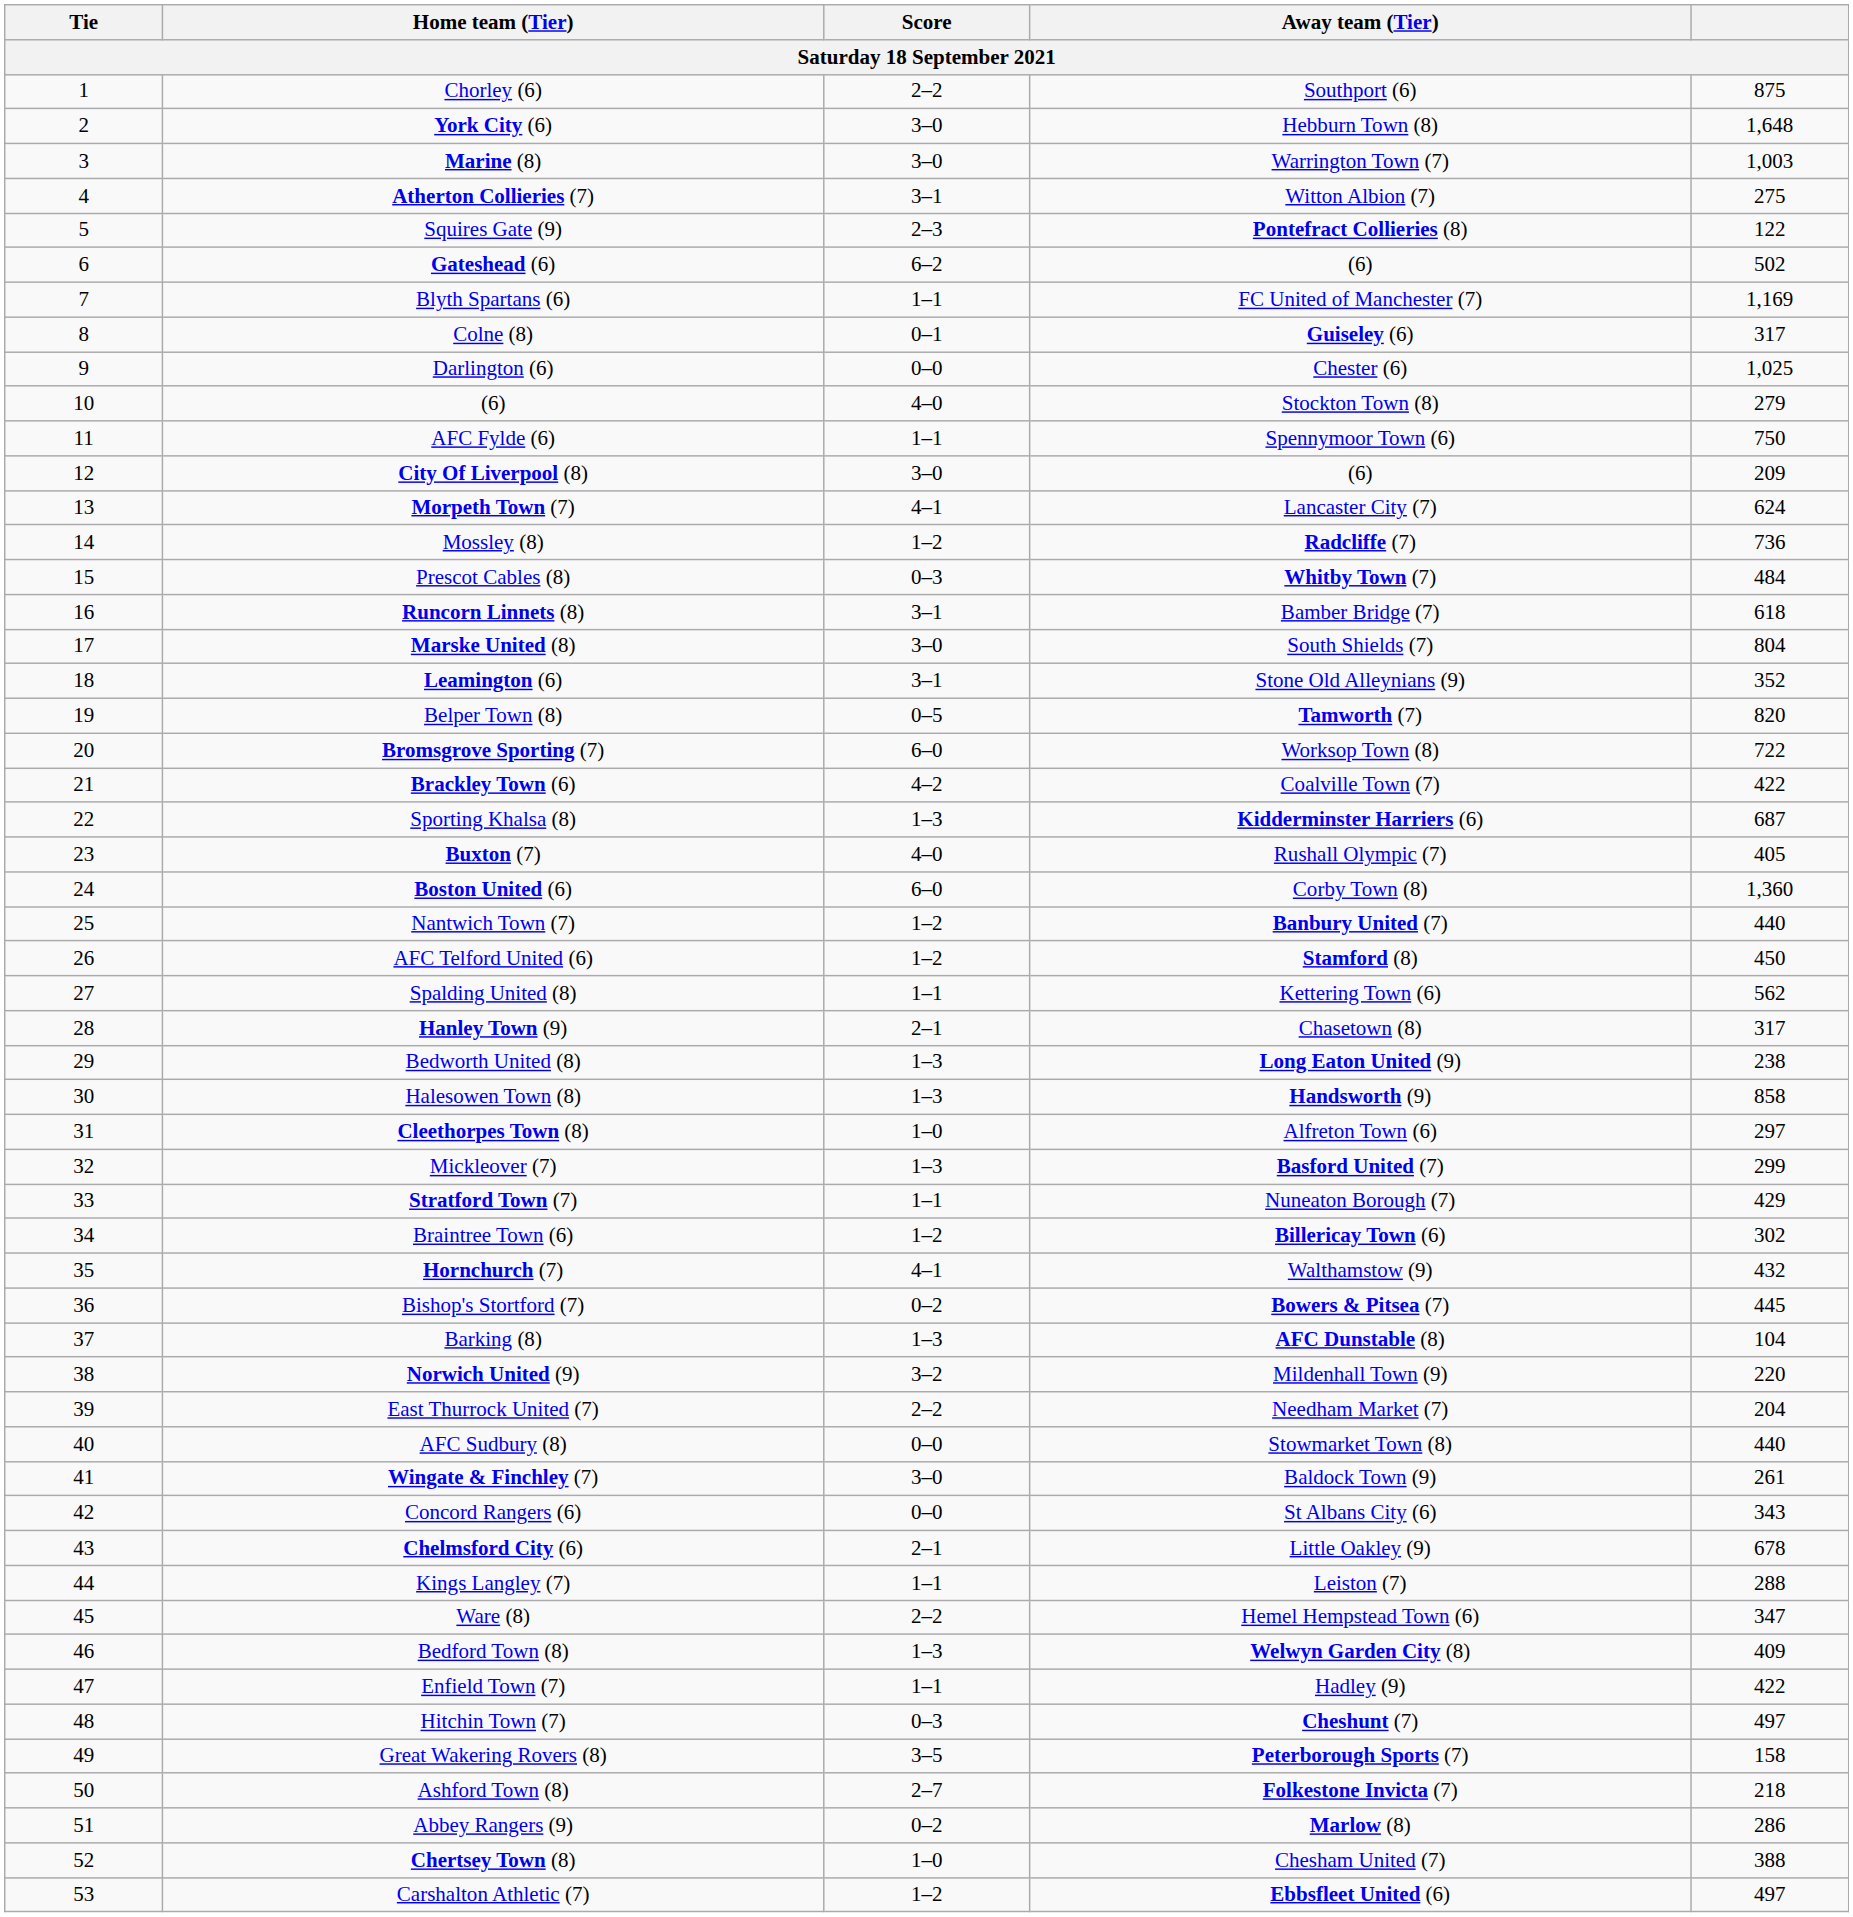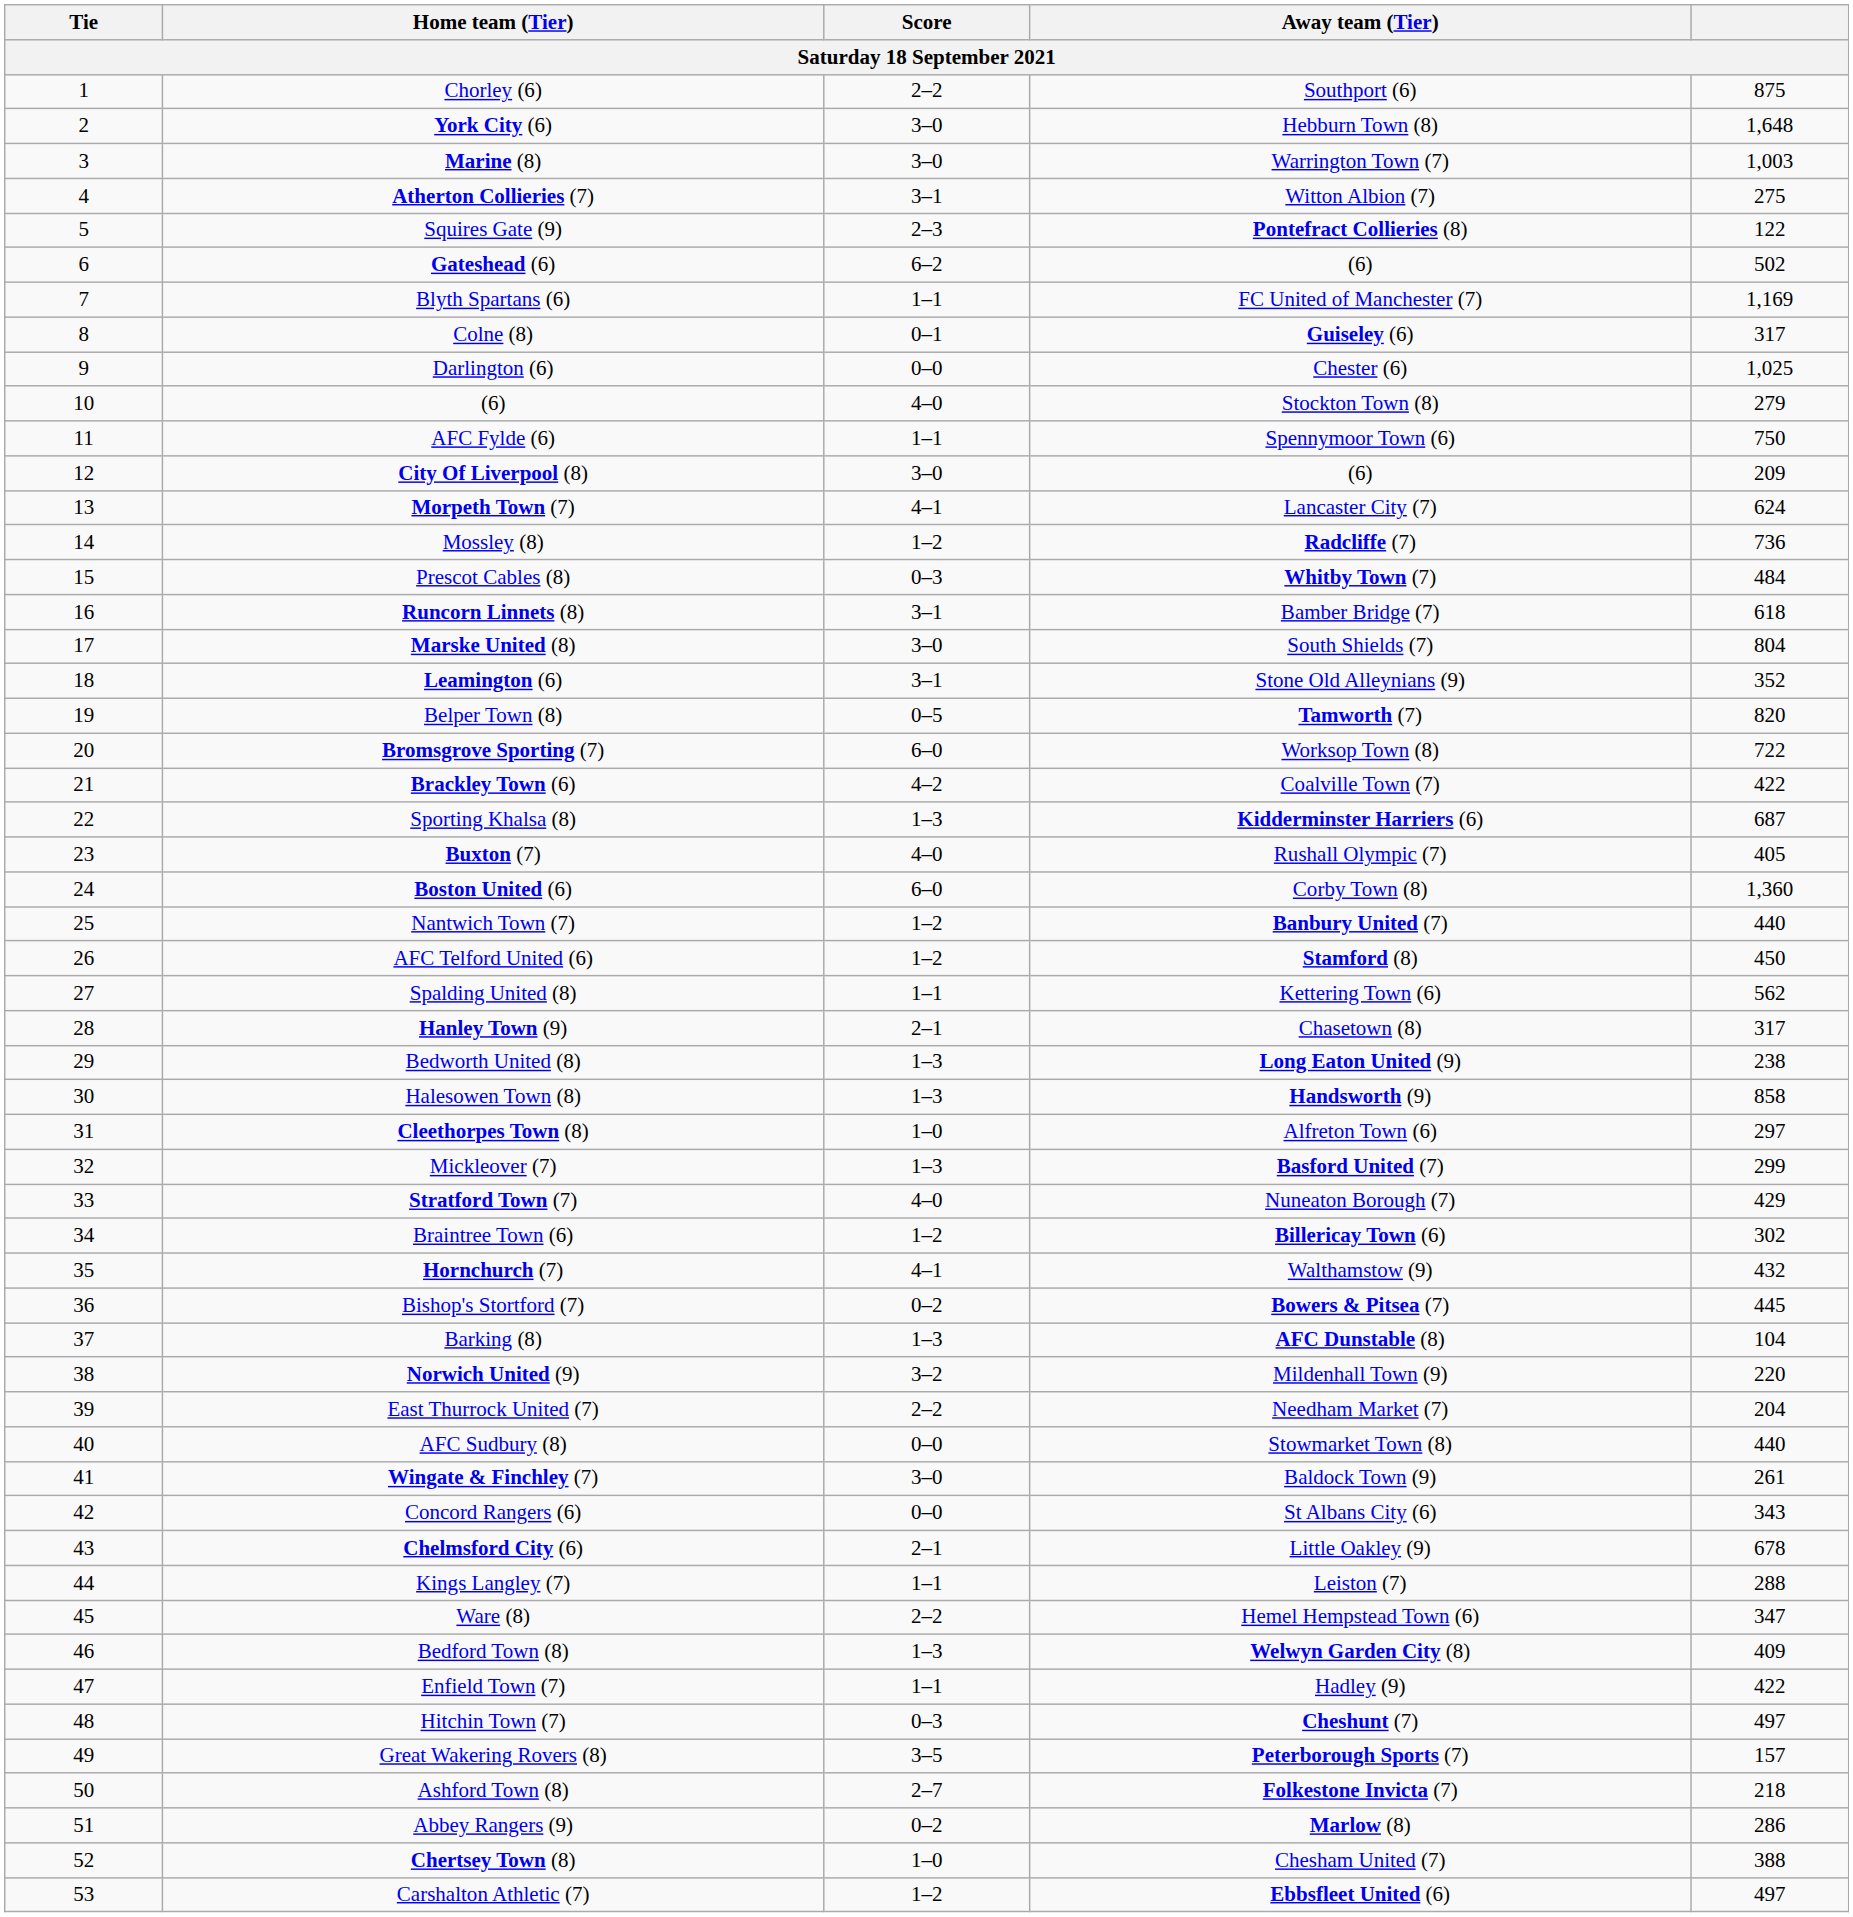(927, 1201) 1–1 -> (927, 1201) 4–0
(1770, 1755) 158 -> (1770, 1755) 157
